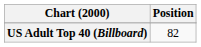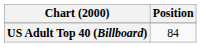(173, 32) 82 -> (173, 32) 84
